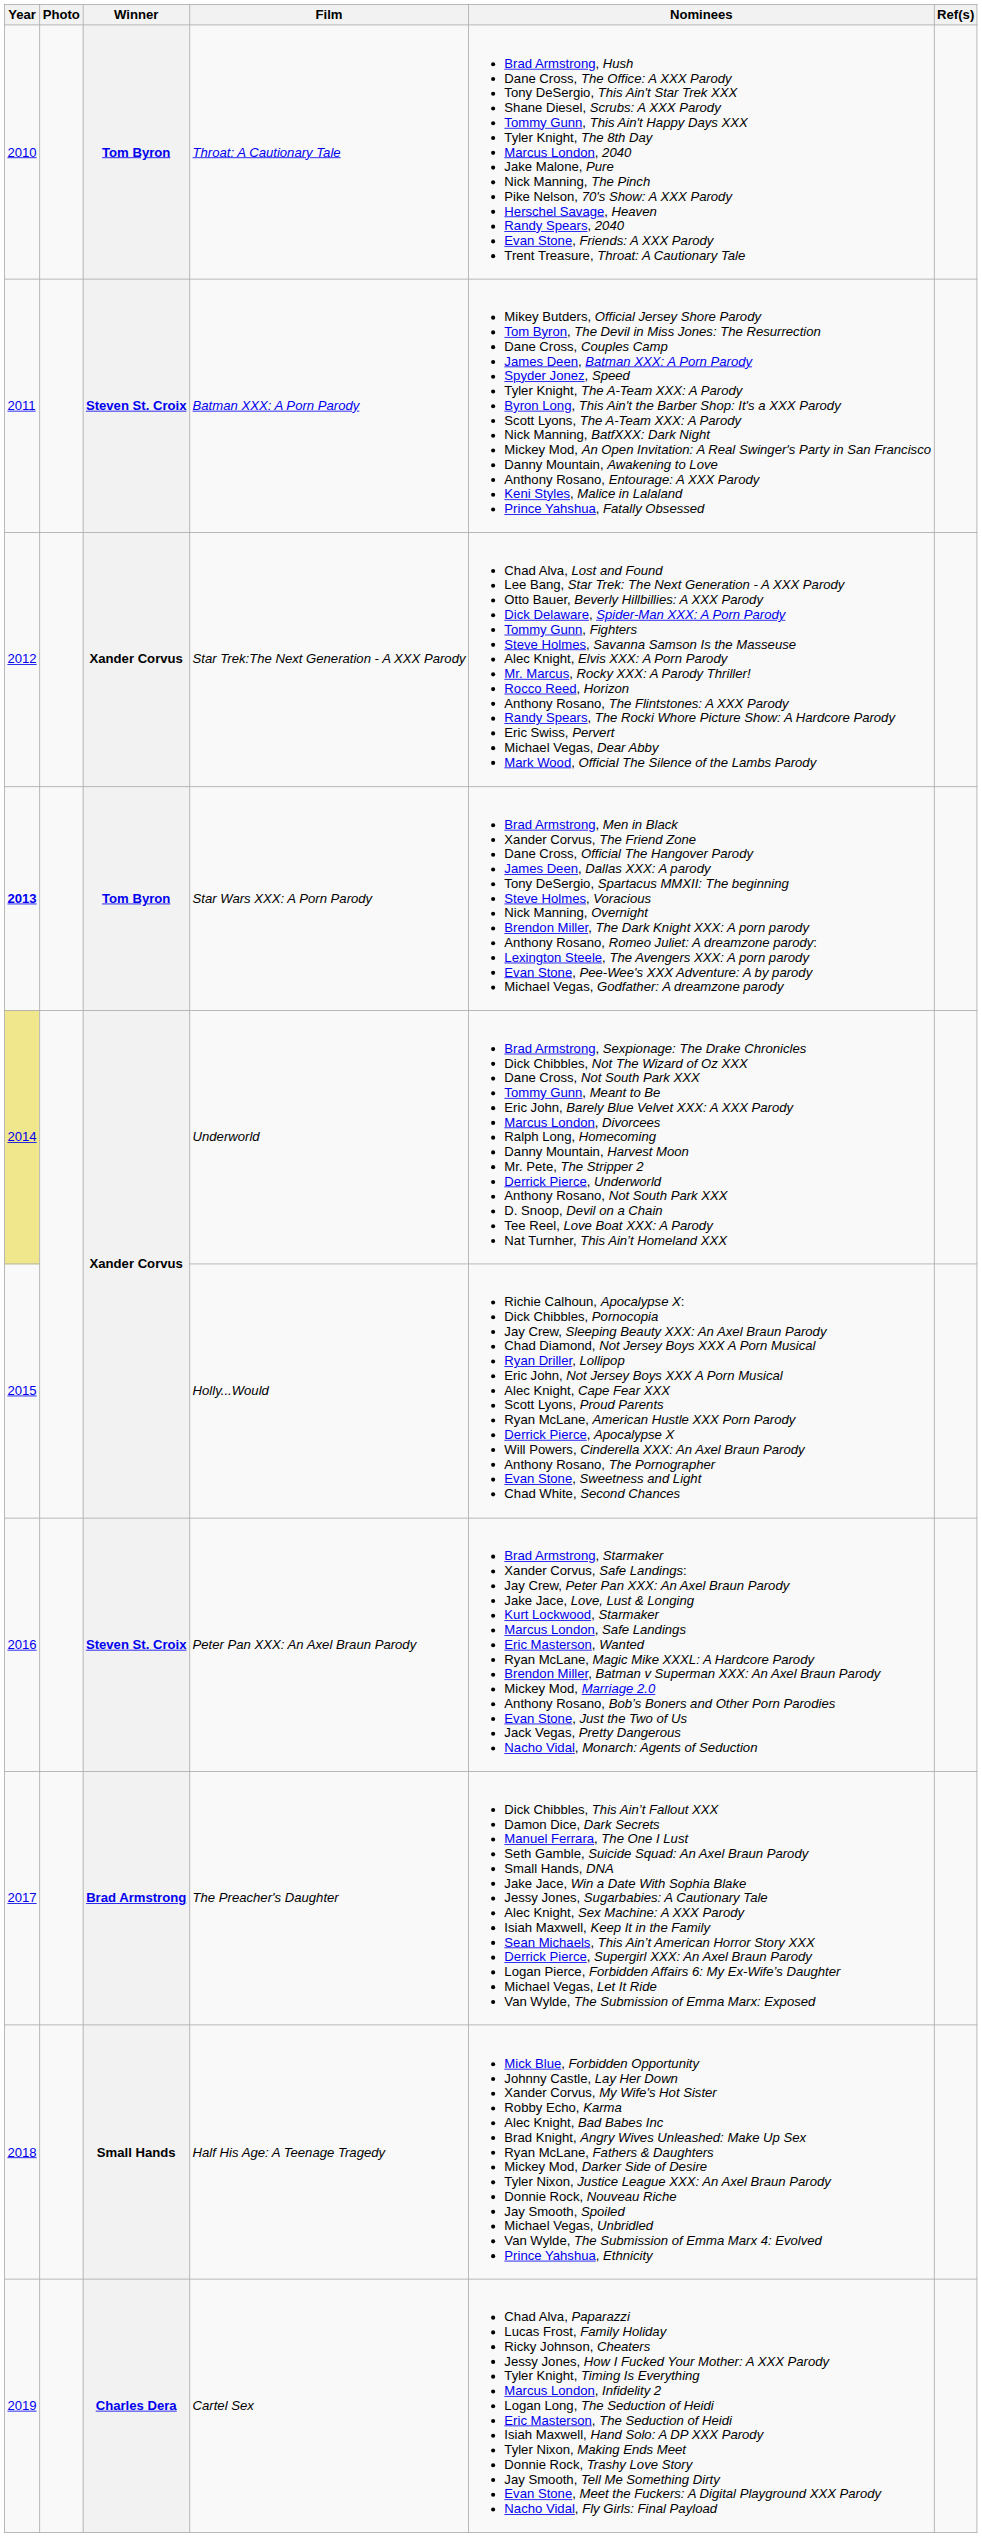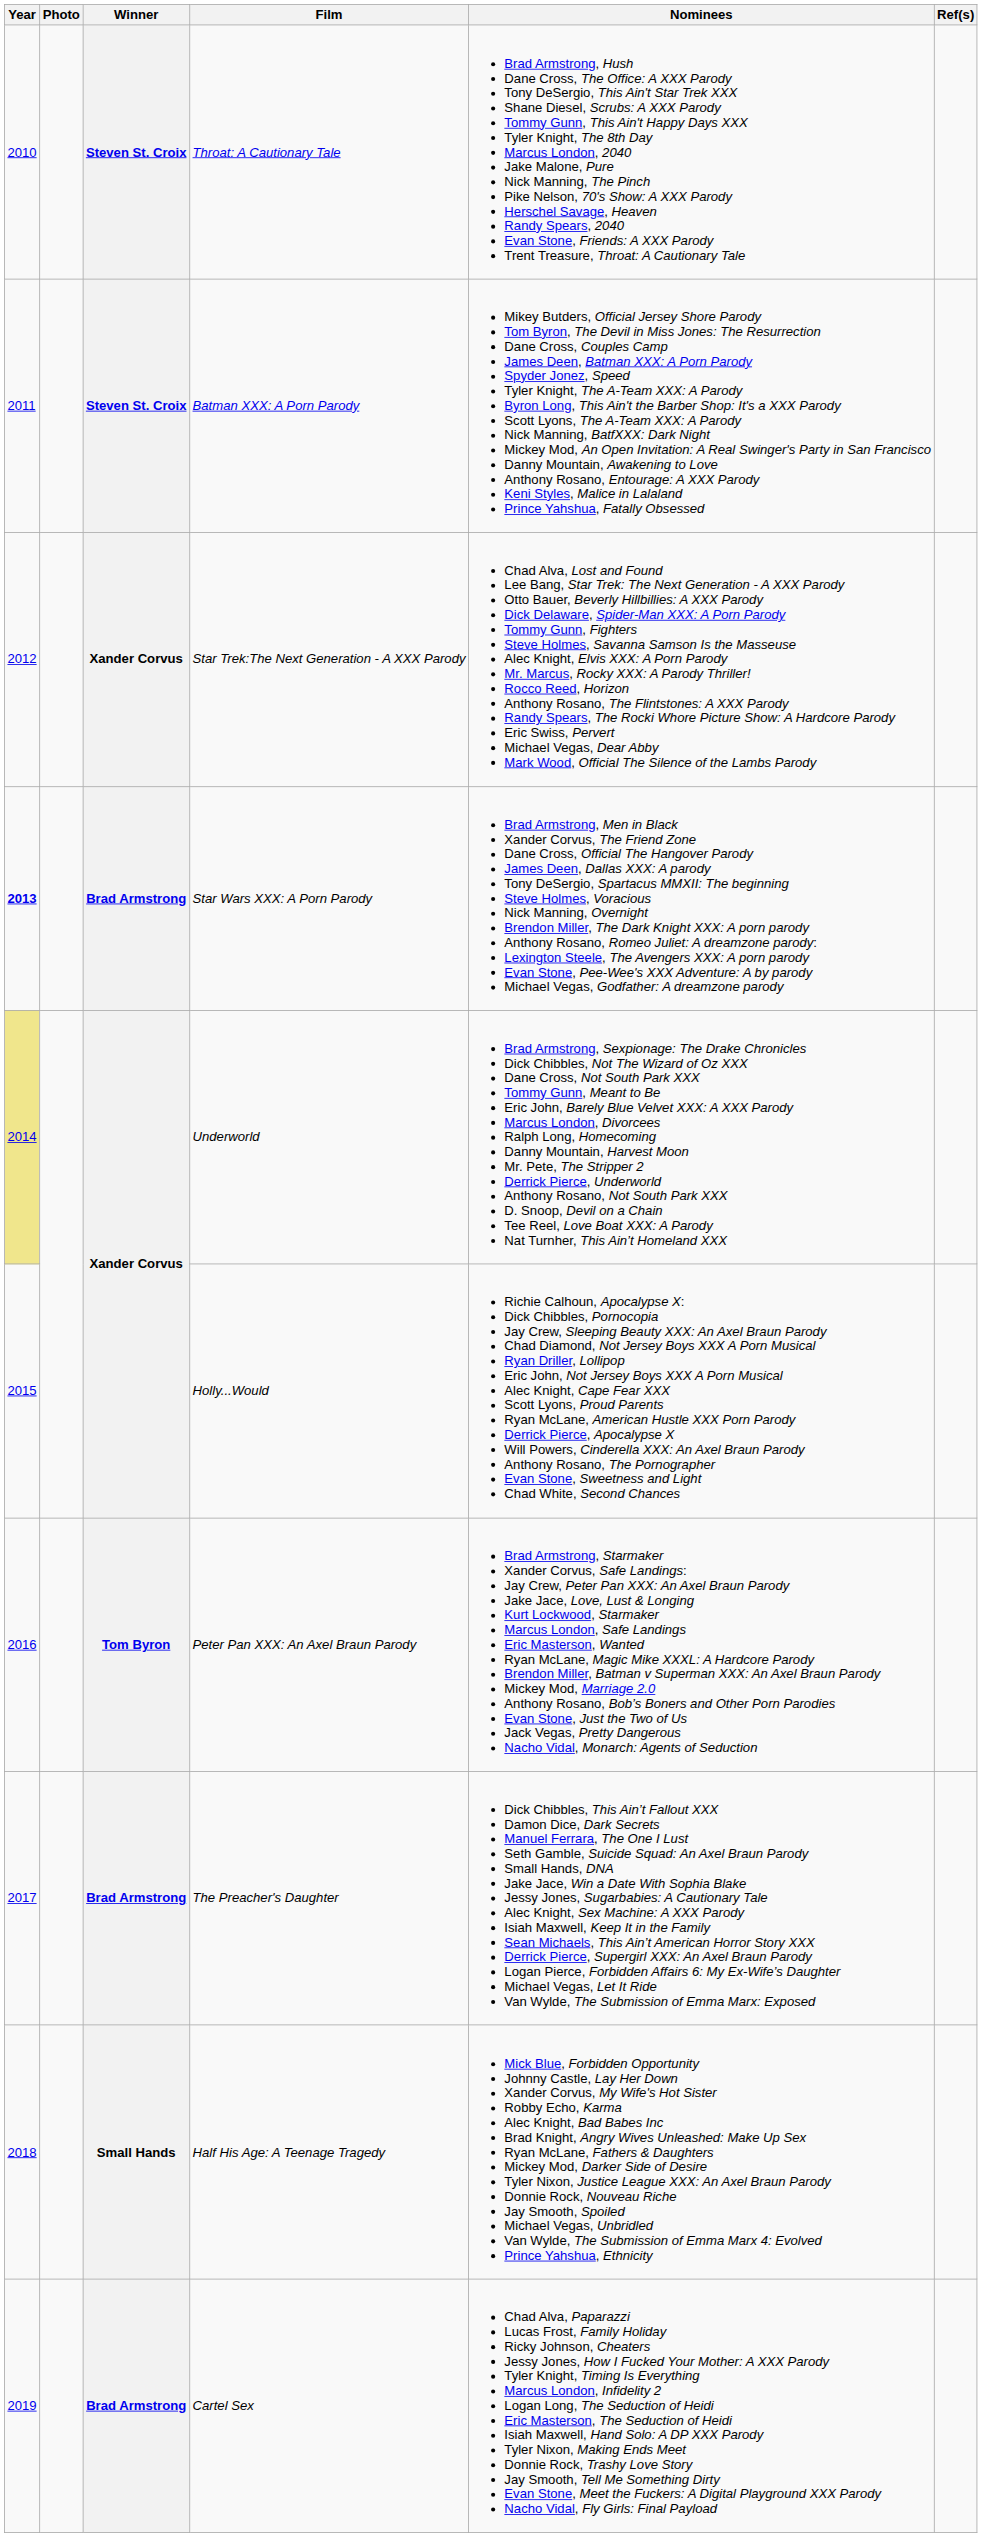(136, 152) Tom Byron -> (136, 152) Steven St. Croix
(136, 898) Tom Byron -> (136, 898) Brad Armstrong
(136, 1644) Steven St. Croix -> (136, 1644) Tom Byron
(136, 2405) Charles Dera -> (136, 2405) Brad Armstrong
